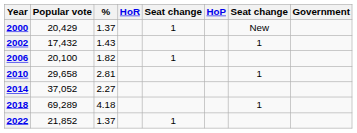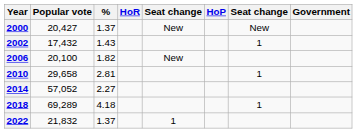(62, 27) 20,429 -> (62, 27) 20,427
(173, 27) 1 -> (173, 27) New
(173, 58) 1 -> (173, 58) New
(62, 89) 37,052 -> (62, 89) 57,052
(62, 120) 21,852 -> (62, 120) 21,832
